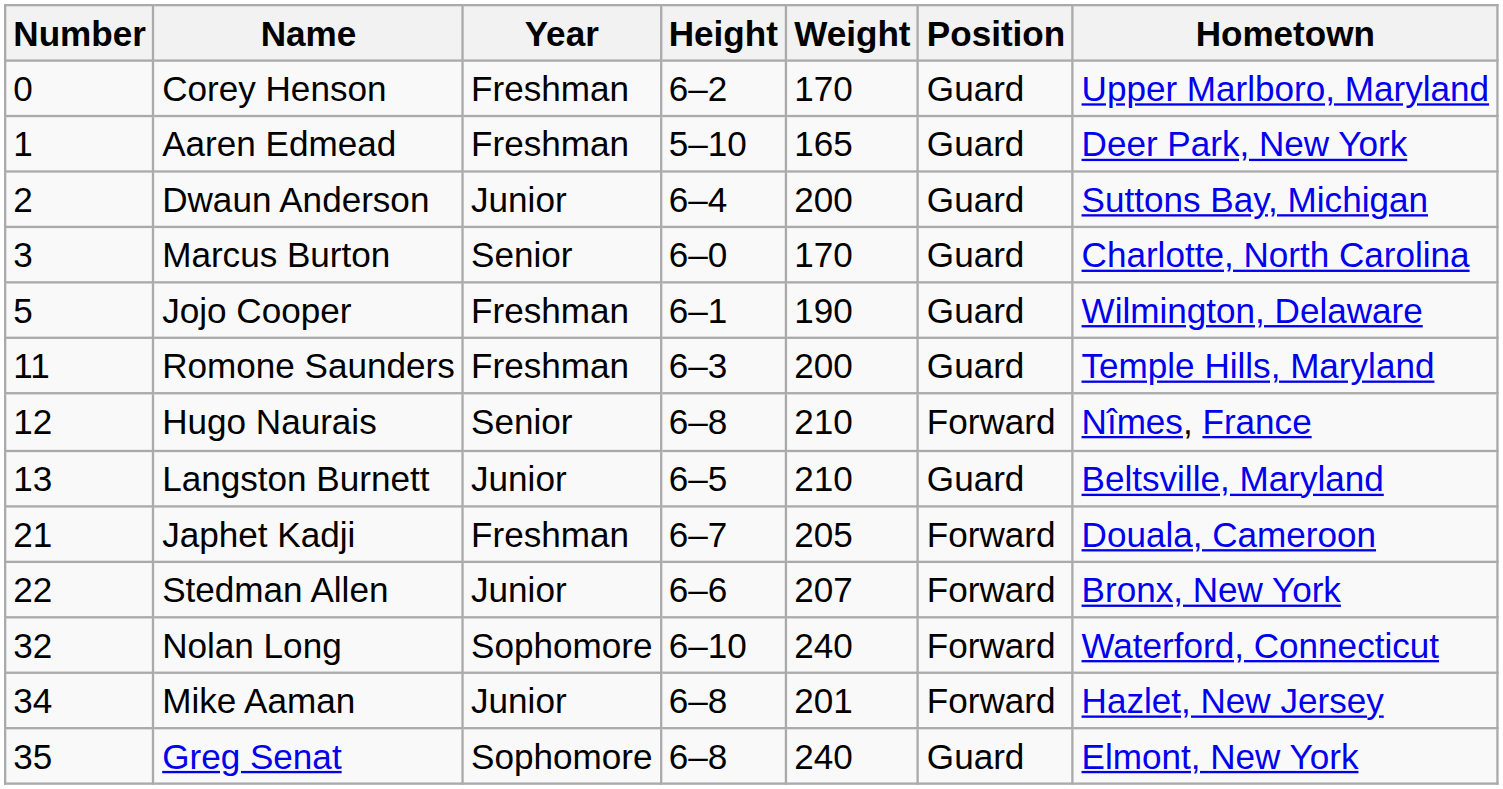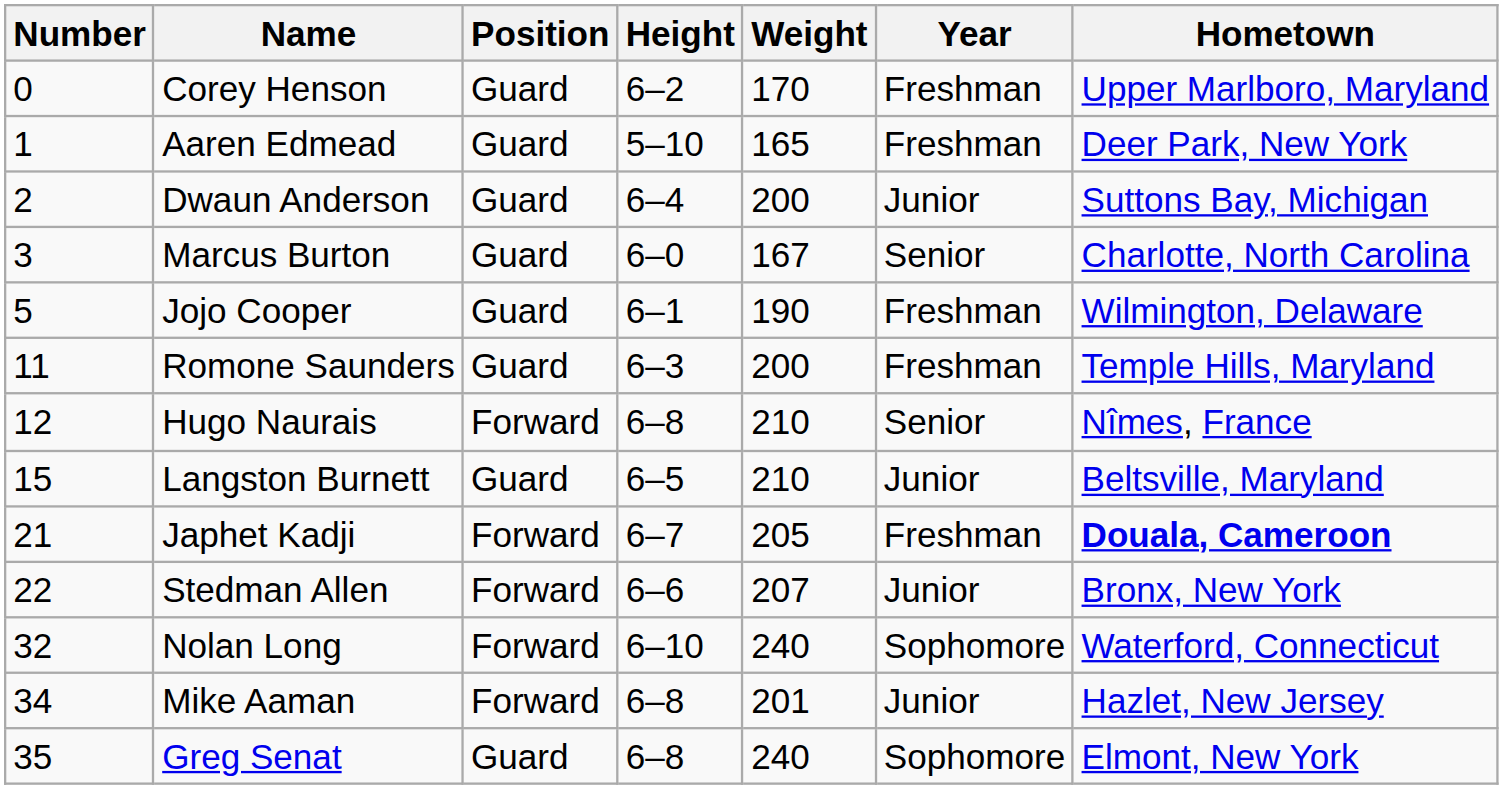columns swapped: (996, 33) <-> (562, 33)
(824, 255) 170 -> (780, 255) 167
(33, 478) 13 -> (33, 478) 15
(1229, 533) normal -> (1237, 533) bold
